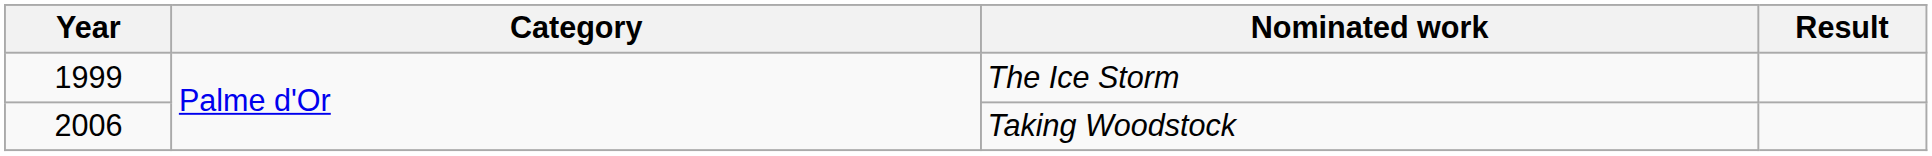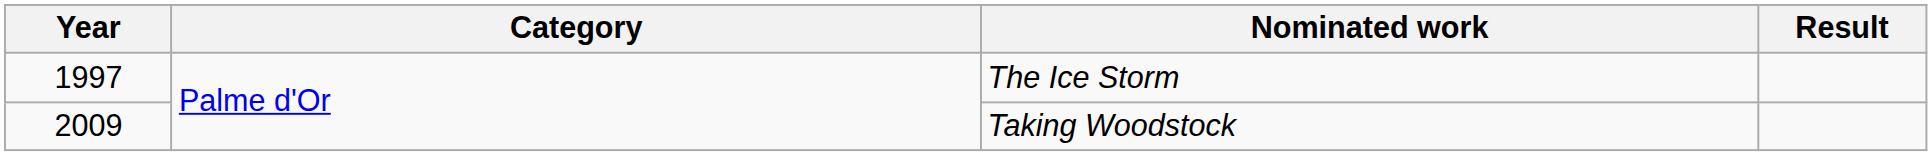(88, 77) 1999 -> (88, 77) 1997
(88, 125) 2006 -> (88, 125) 2009
